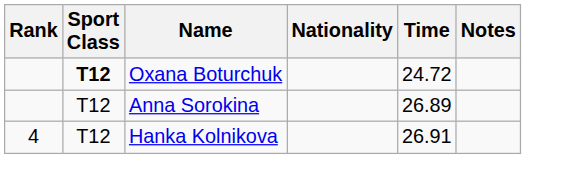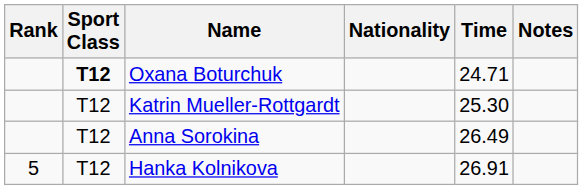(427, 74) 24.72 -> (484, 74) 24.71
+ row: (234, 105)
(427, 105) 26.89 -> (484, 136) 26.49
(33, 136) 4 -> (33, 168) 5
